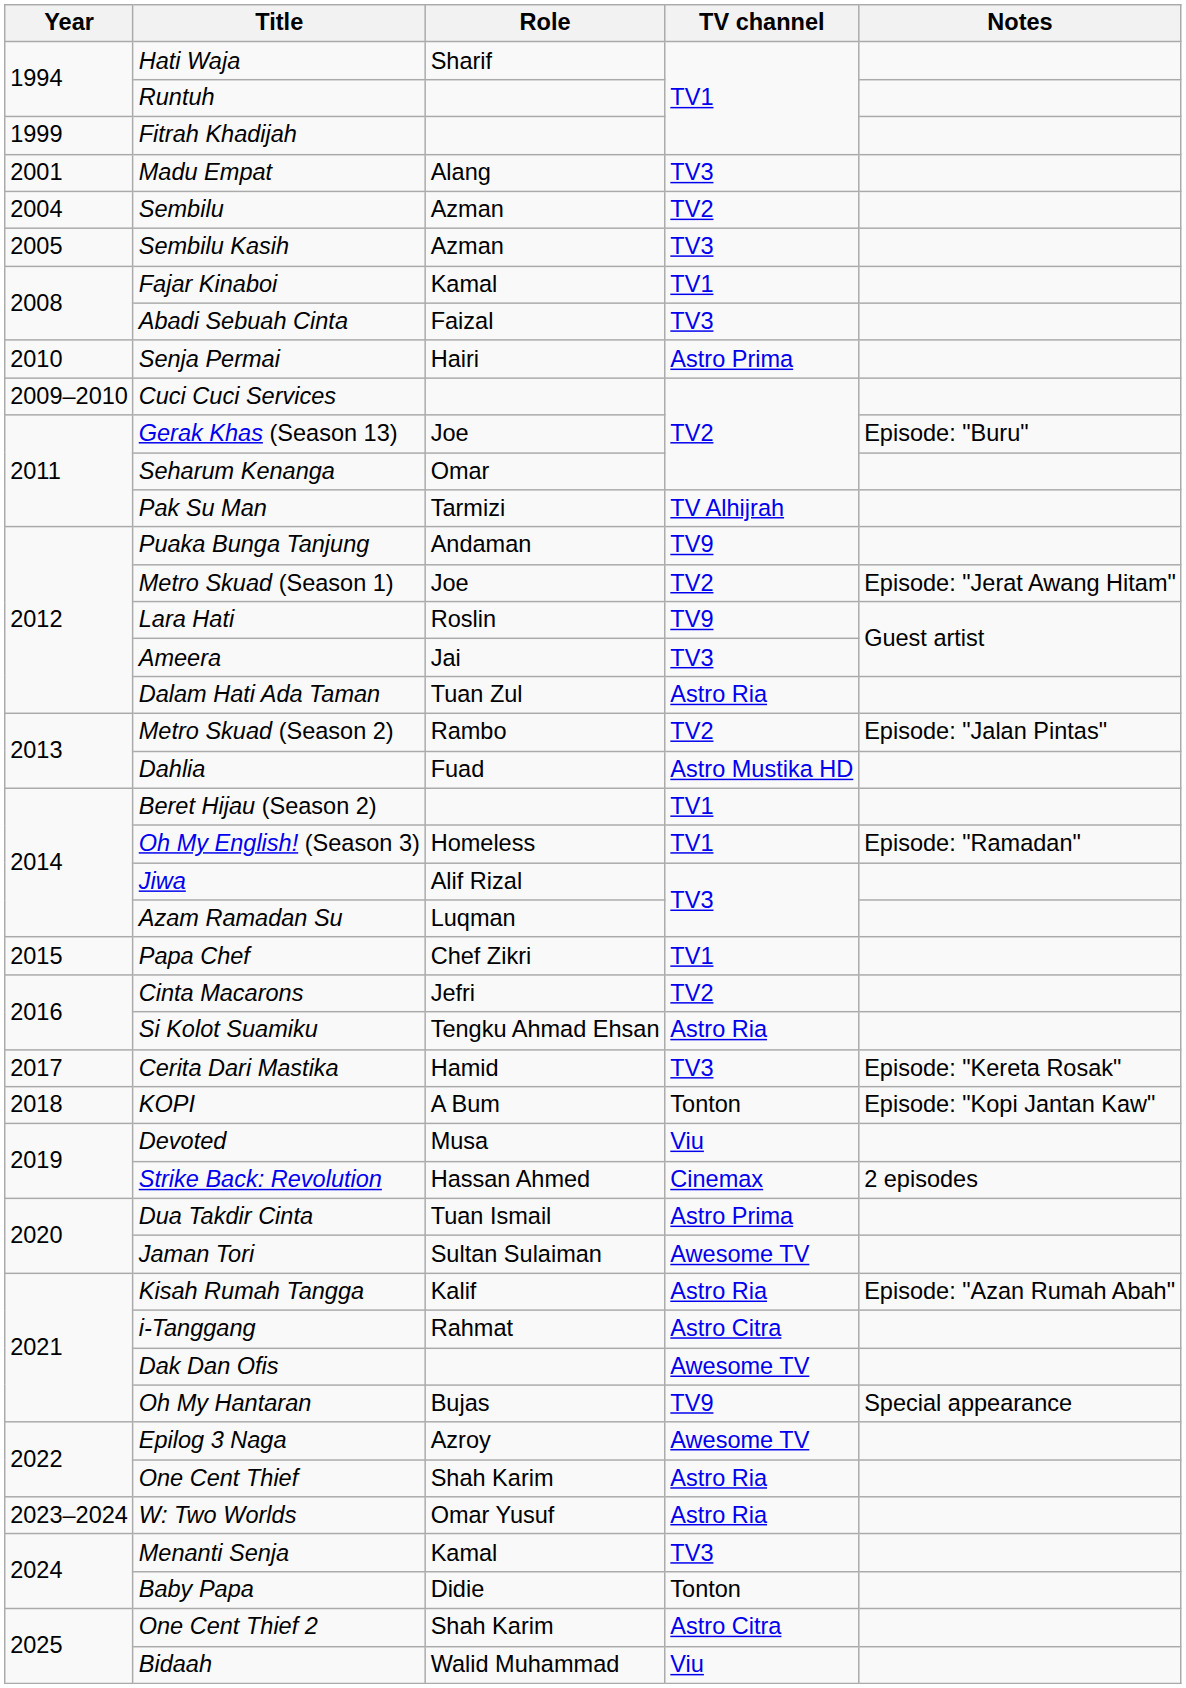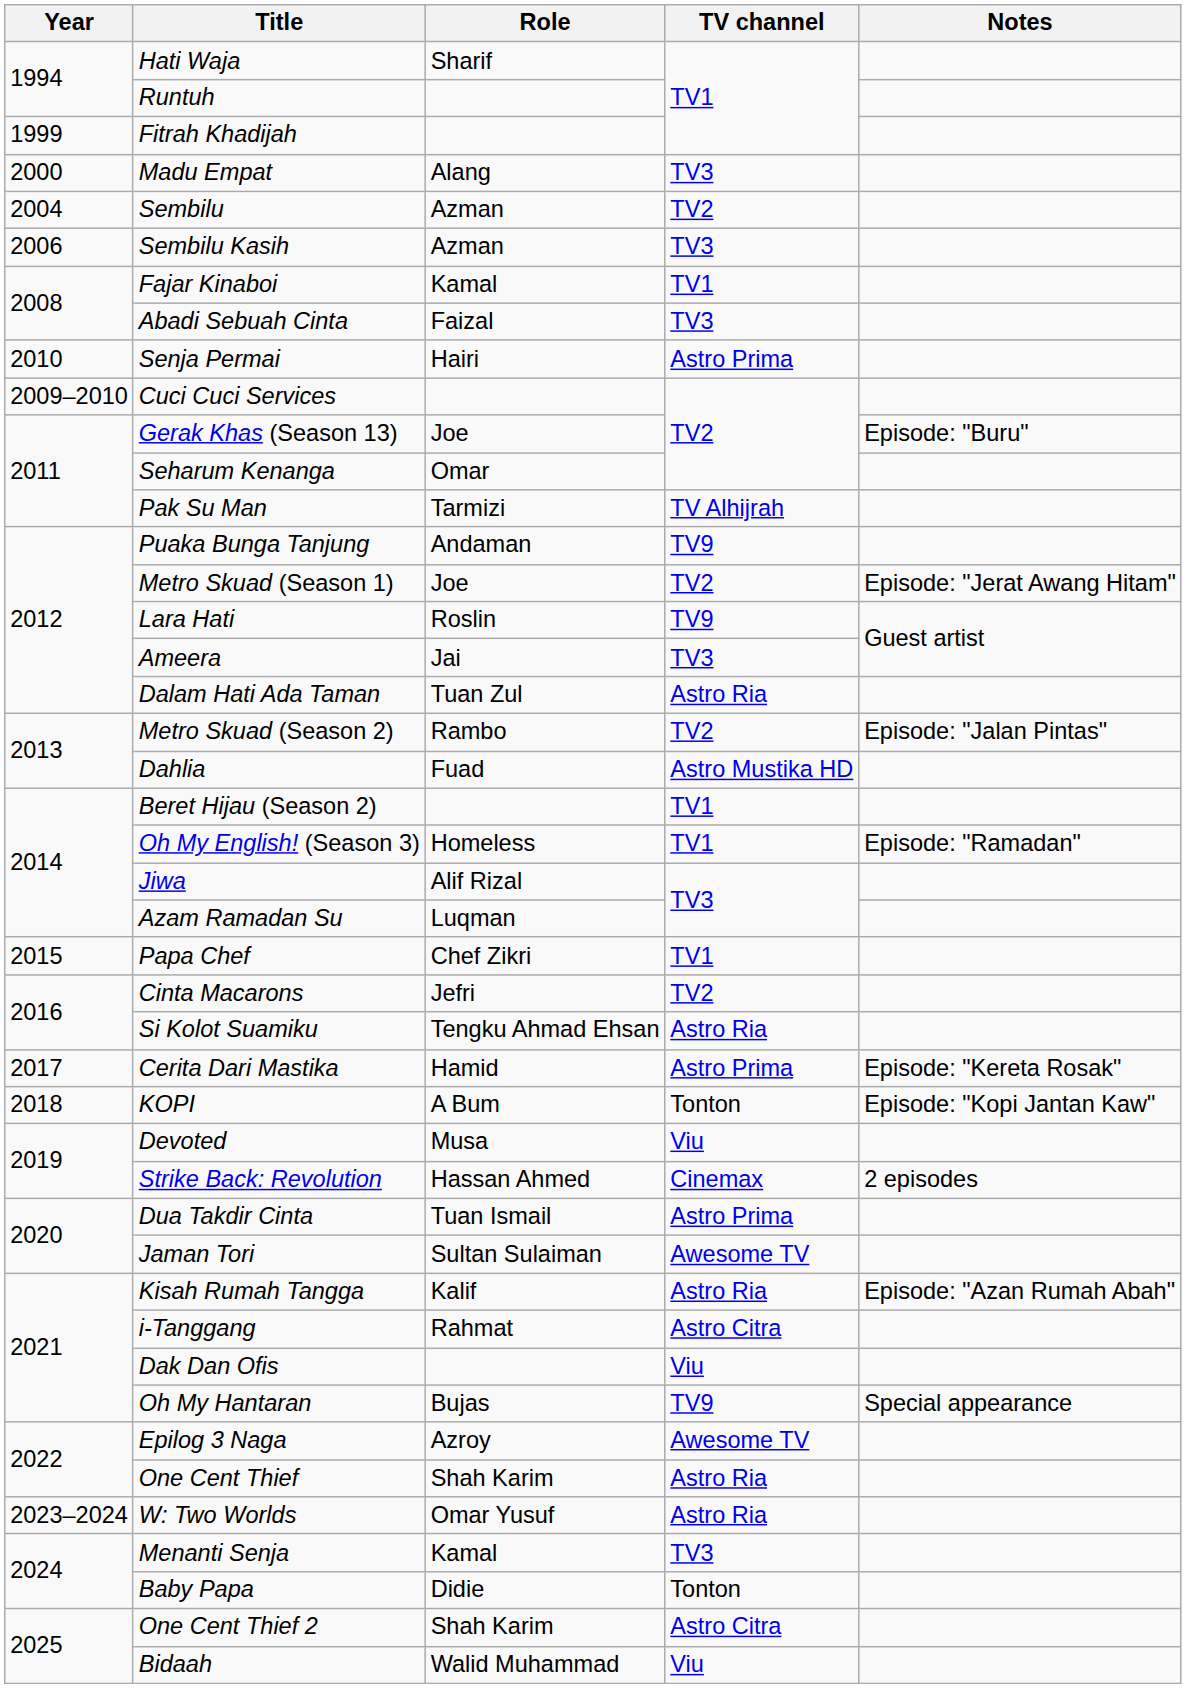(36, 172) 2001 -> (36, 172) 2000
(36, 246) 2005 -> (36, 246) 2006
(692, 1067) TV3 -> (732, 1067) Astro Prima
(740, 1365) Awesome TV -> (687, 1365) Viu
